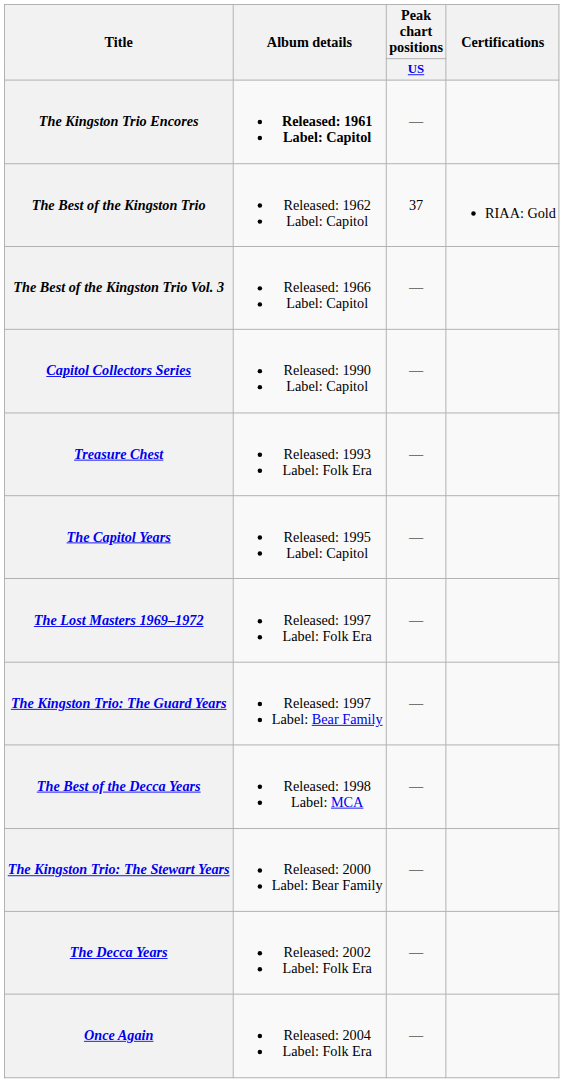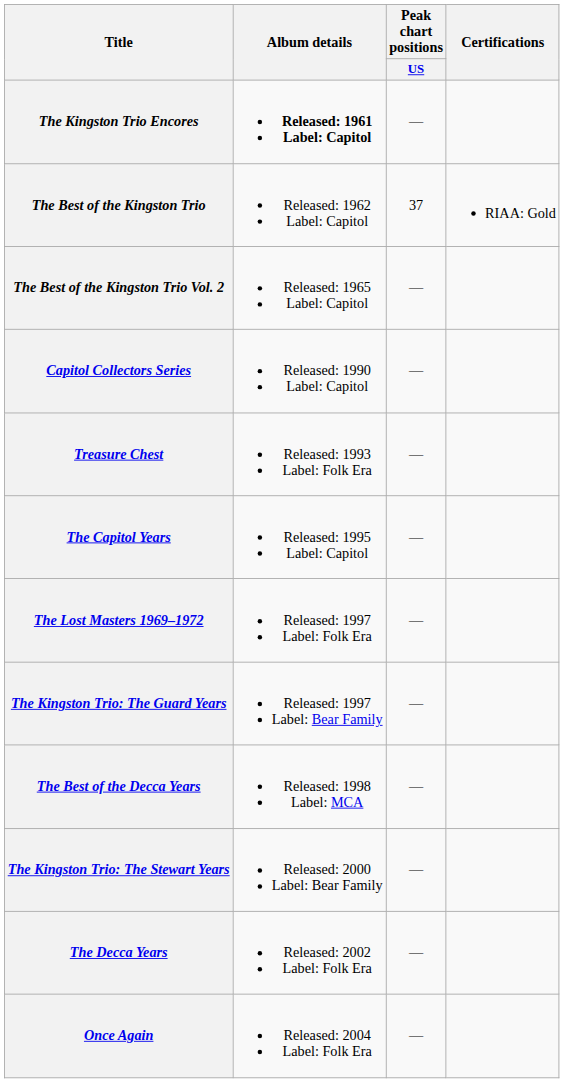+ row: (119, 288)
- row: (119, 288)
